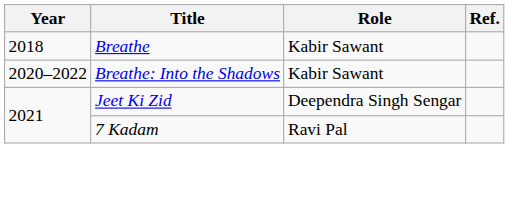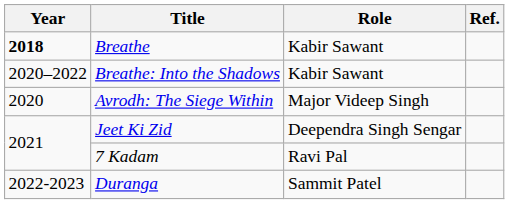(26, 45) normal -> (26, 45) bold
+ row: (184, 101)
+ row: (127, 184)
